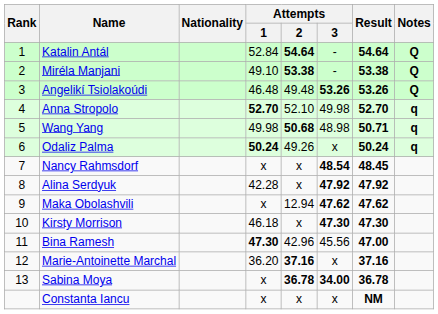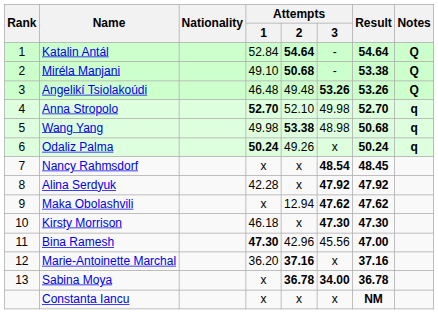(299, 71) 53.38 -> (299, 71) 50.68
(299, 128) 50.68 -> (299, 128) 53.38
(374, 128) 50.71 -> (374, 128) 50.68
